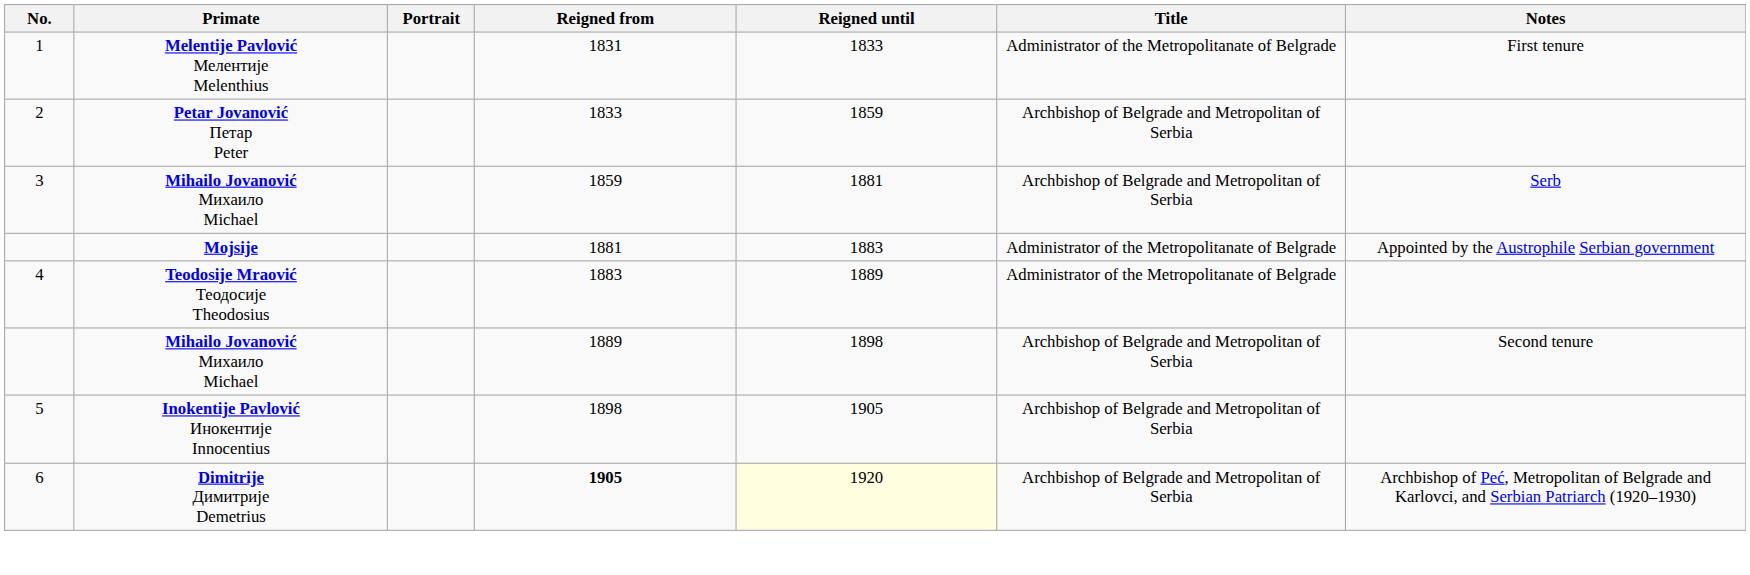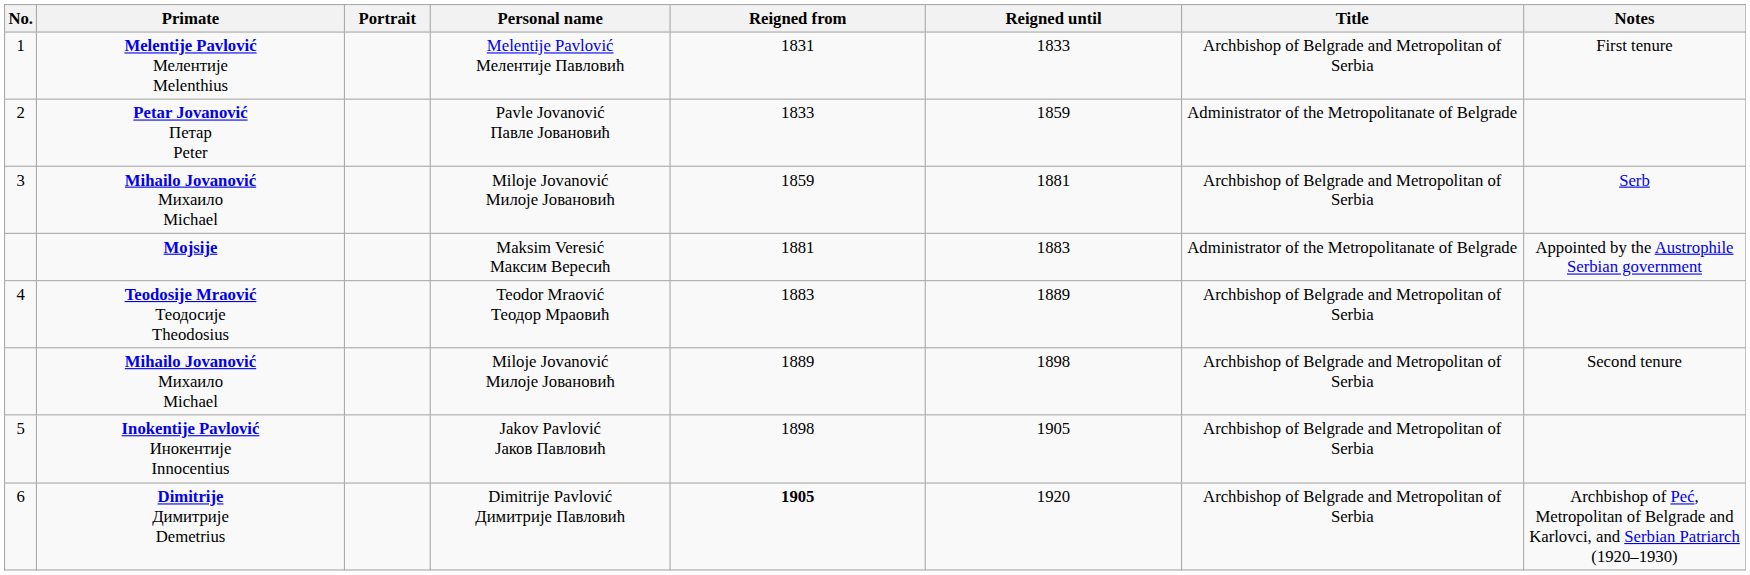+ column: (550, 18)
(1171, 46) Administrator of the Metropolitanate of Belgrade -> (1352, 55) Archbishop of Belgrade and Metropolitan of Serbia
(1171, 123) Archbishop of Belgrade and Metropolitan of Serbia -> (1352, 113) Administrator of the Metropolitanate of Belgrade
(1171, 275) Administrator of the Metropolitanate of Belgrade -> (1352, 304) Archbishop of Belgrade and Metropolitan of Serbia
(867, 476) lightyellow background -> (1053, 496) no background
